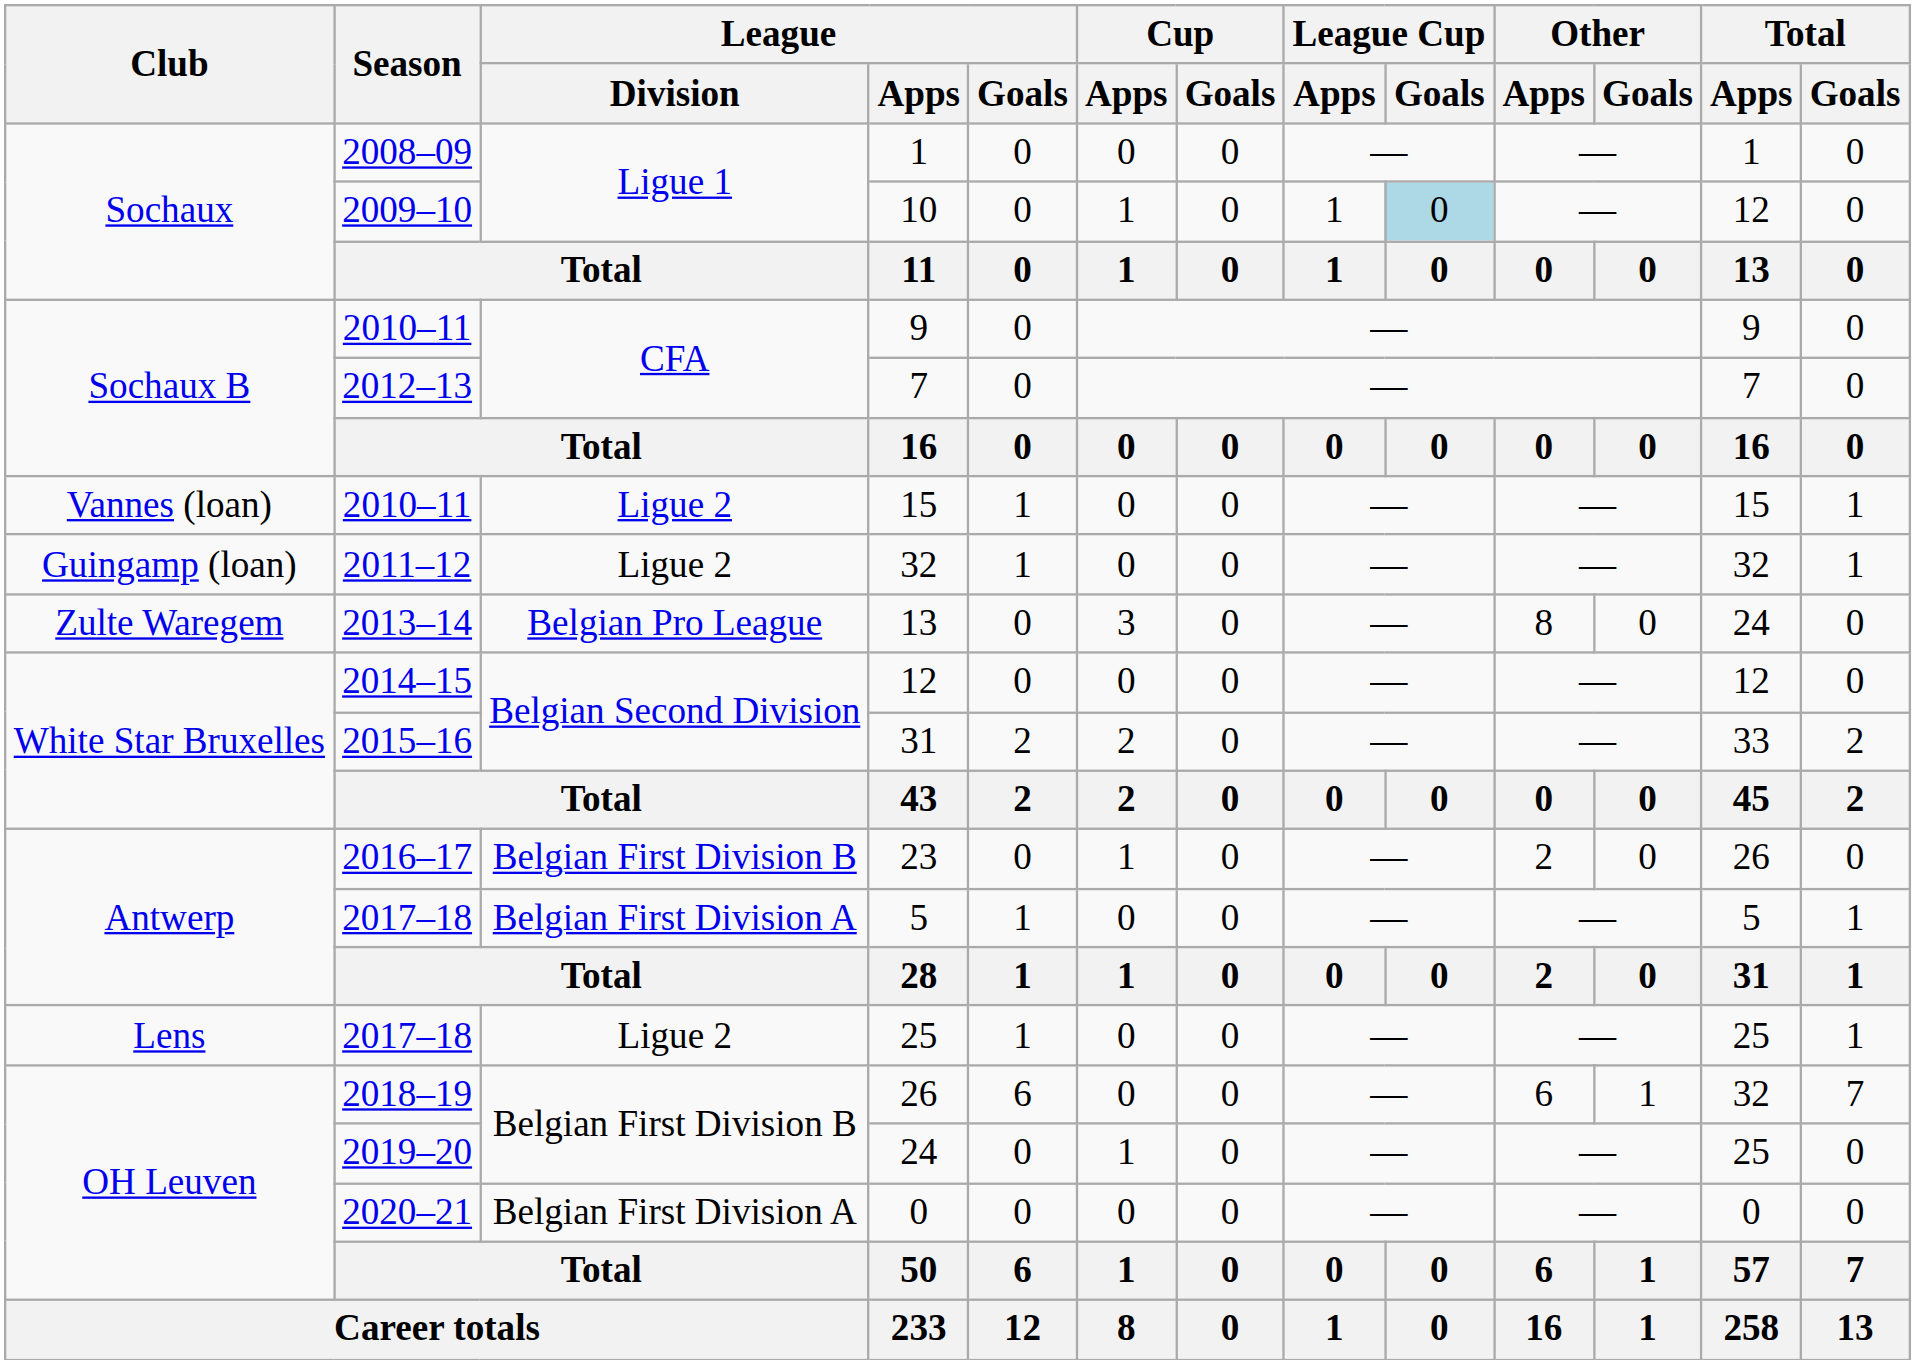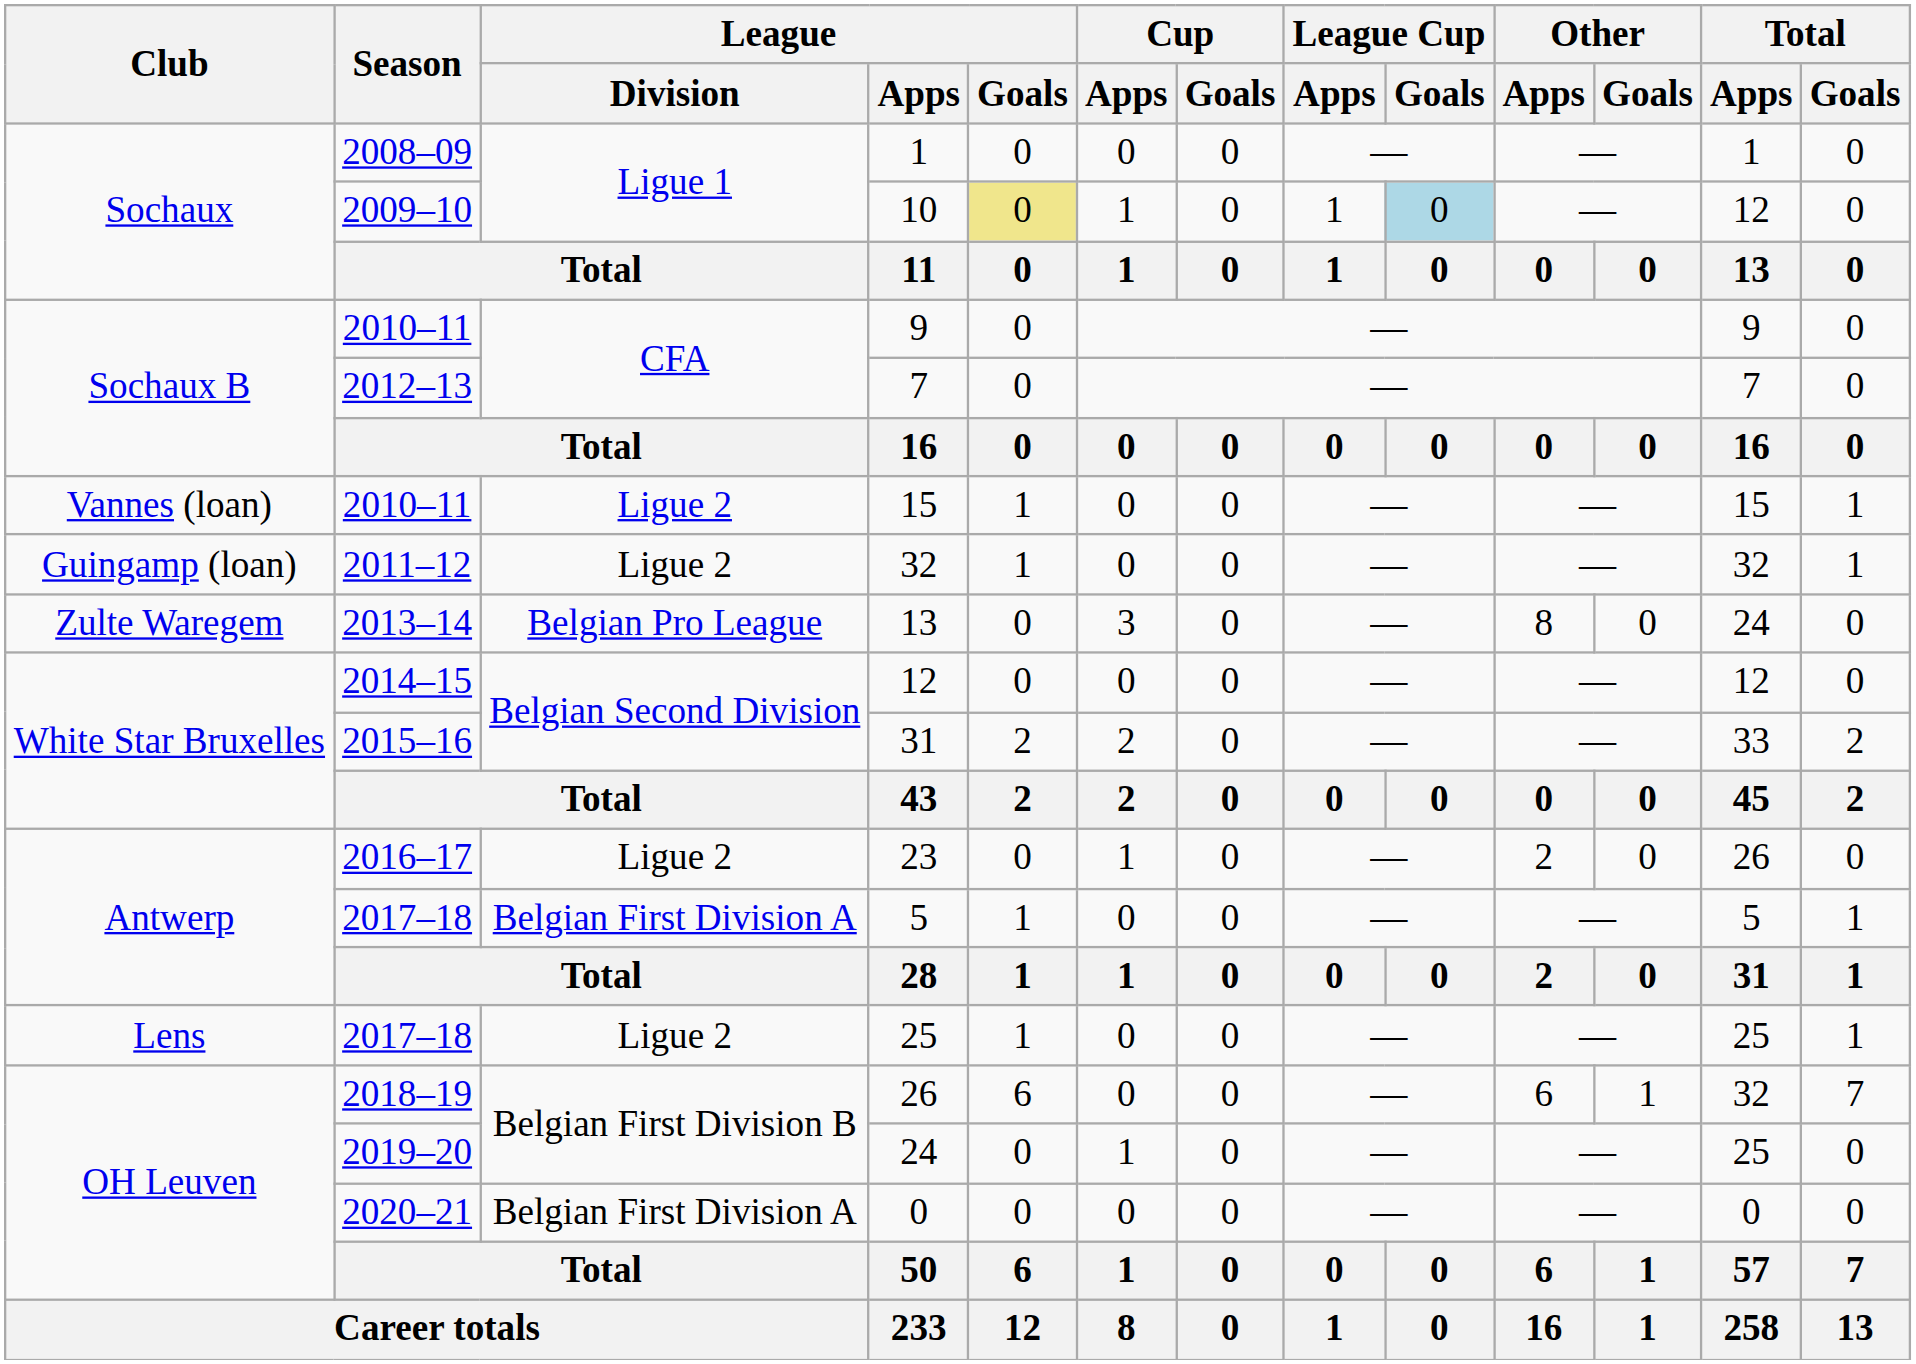(1022, 210) no background -> (1022, 210) khaki background
(675, 858) Belgian First Division B -> (675, 858) Ligue 2
